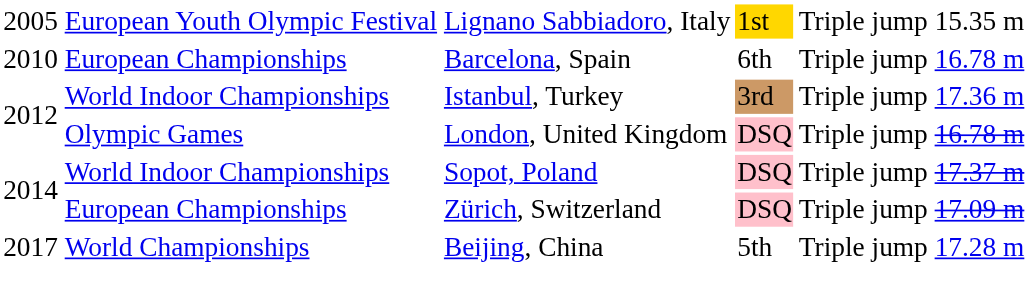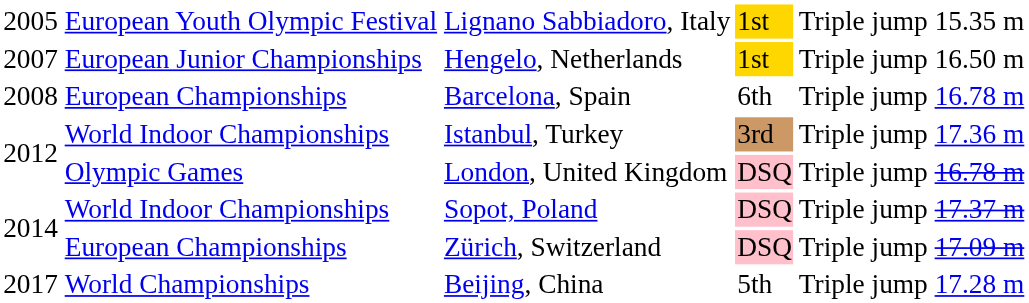+ row: (563, 58)
(30, 58) 2010 -> (30, 96) 2008
